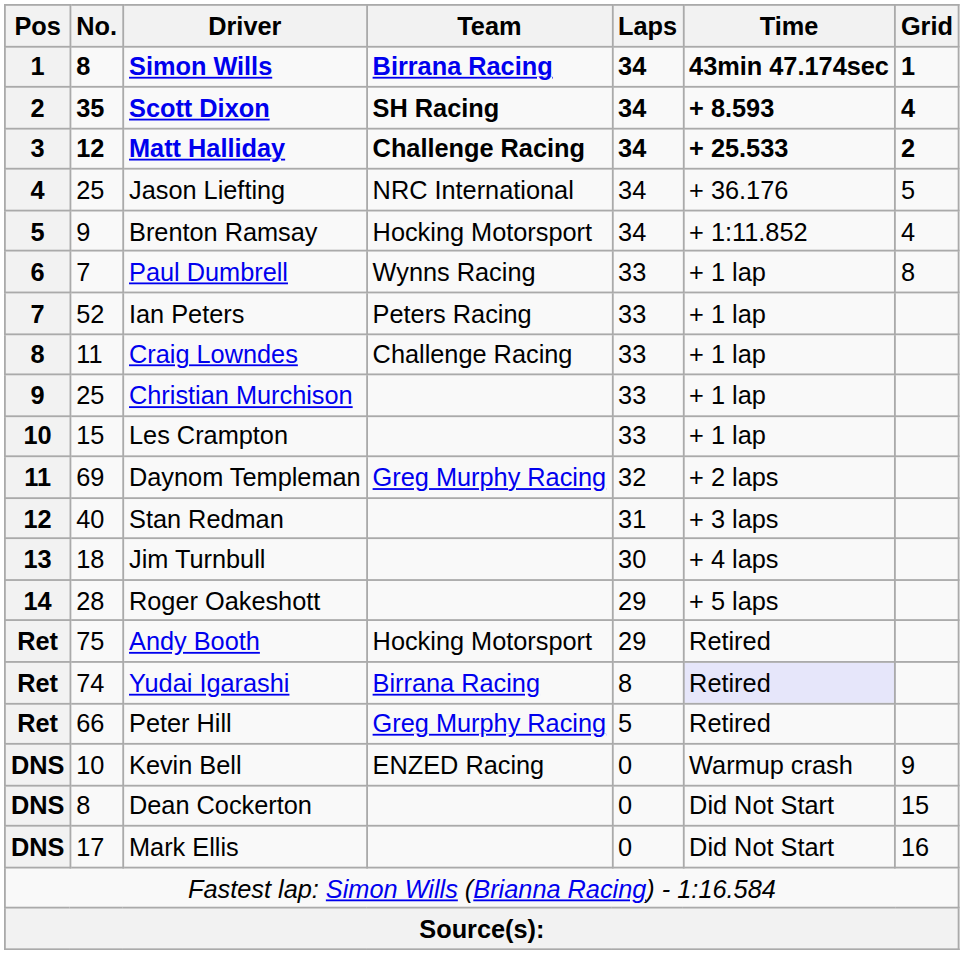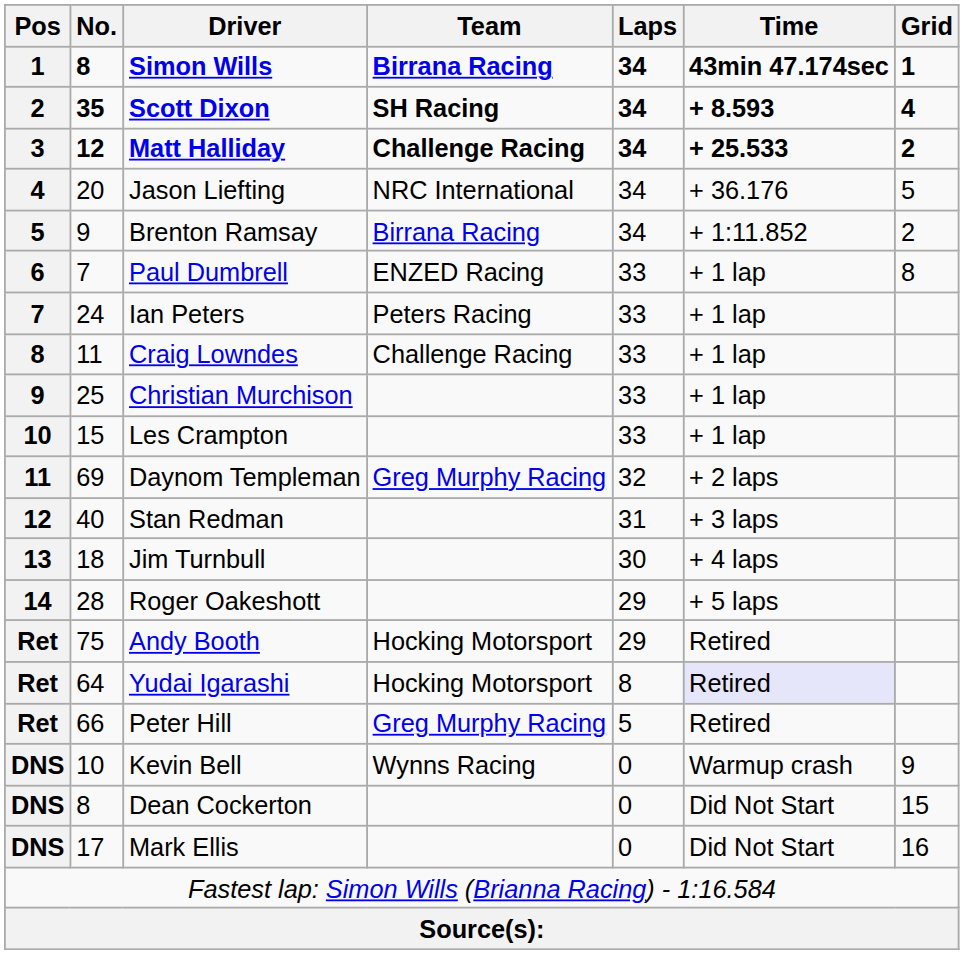(90, 190) 25 -> (90, 190) 20
(482, 231) Hocking Motorsport -> (456, 231) Birrana Racing
(908, 231) 4 -> (908, 231) 2
(454, 272) Wynns Racing -> (458, 272) ENZED Racing
(90, 313) 52 -> (90, 313) 24
(90, 682) 74 -> (90, 682) 64
(456, 682) Birrana Racing -> (482, 682) Hocking Motorsport
(458, 764) ENZED Racing -> (454, 764) Wynns Racing
